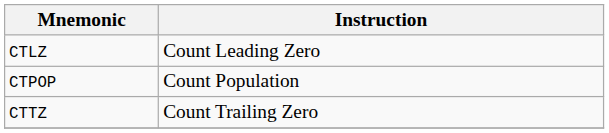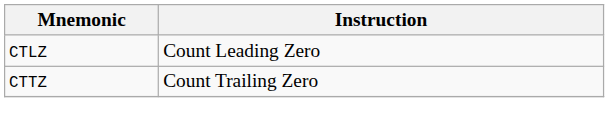- row: (33, 83)
